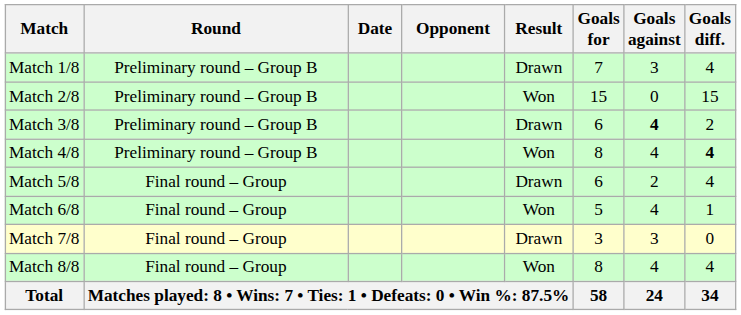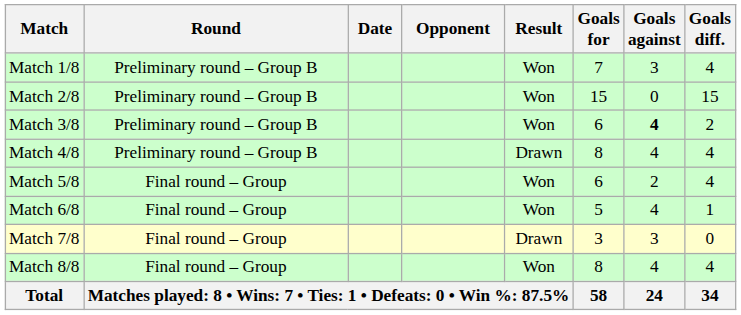(539, 67) Drawn -> (539, 67) Won
(539, 124) Drawn -> (539, 124) Won
(539, 152) Won -> (539, 152) Drawn
(710, 152) bold -> (710, 152) normal
(539, 181) Drawn -> (539, 181) Won
